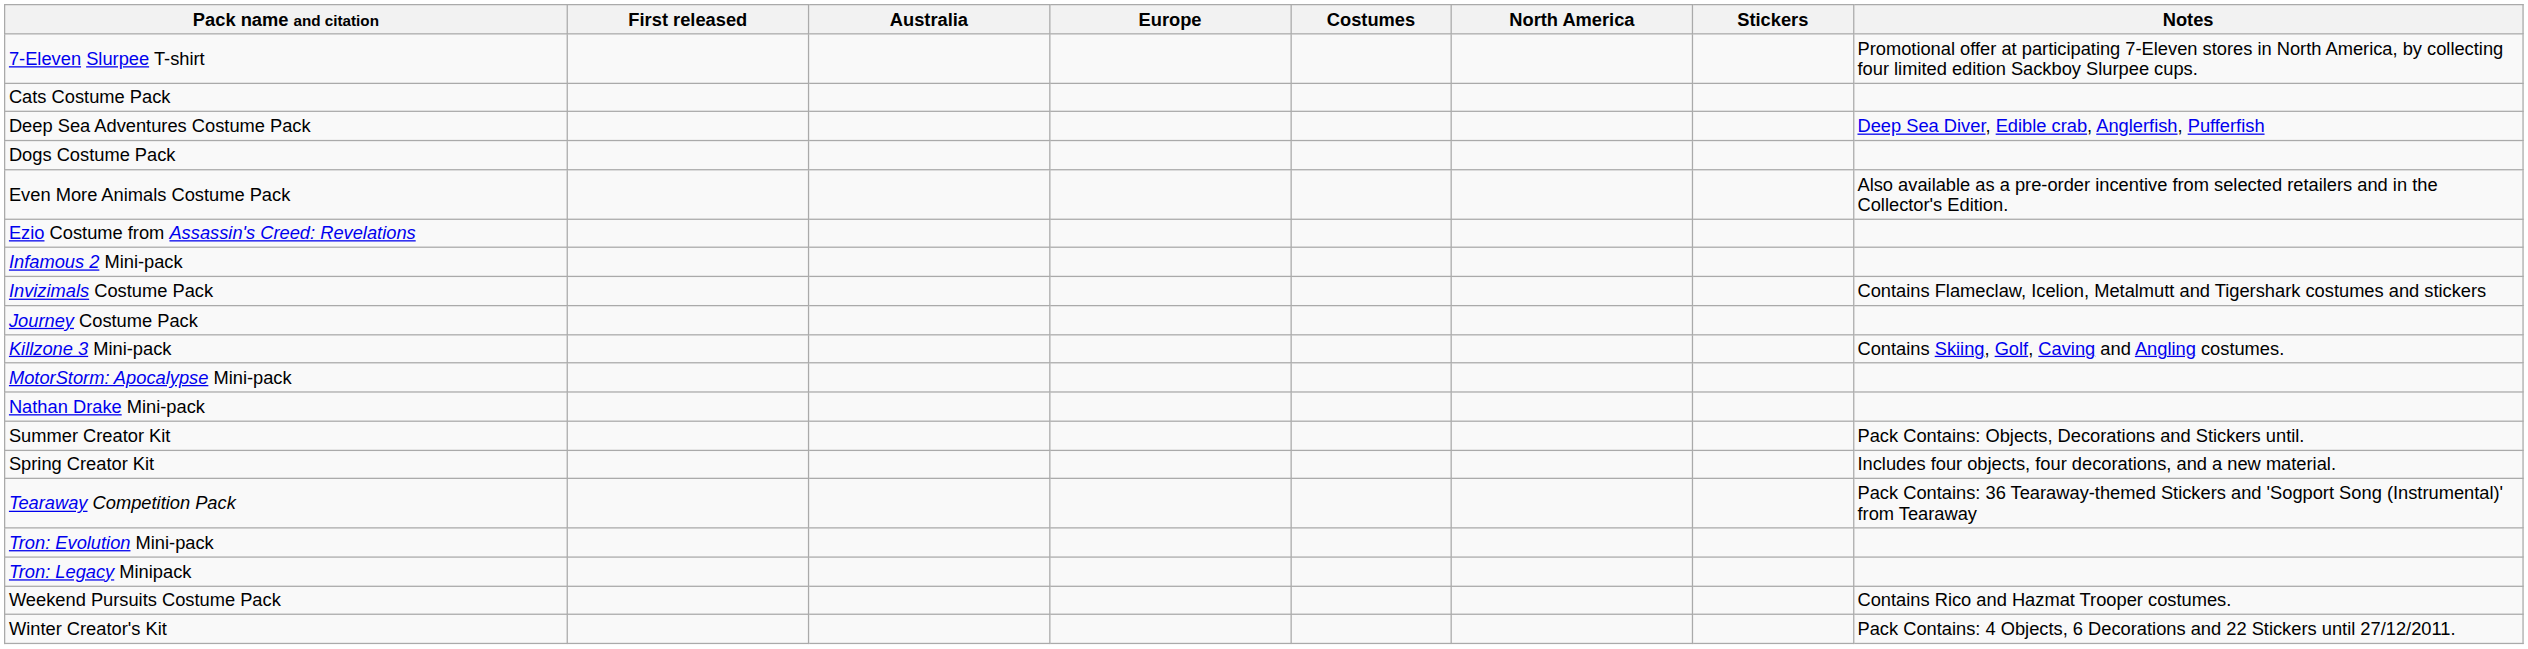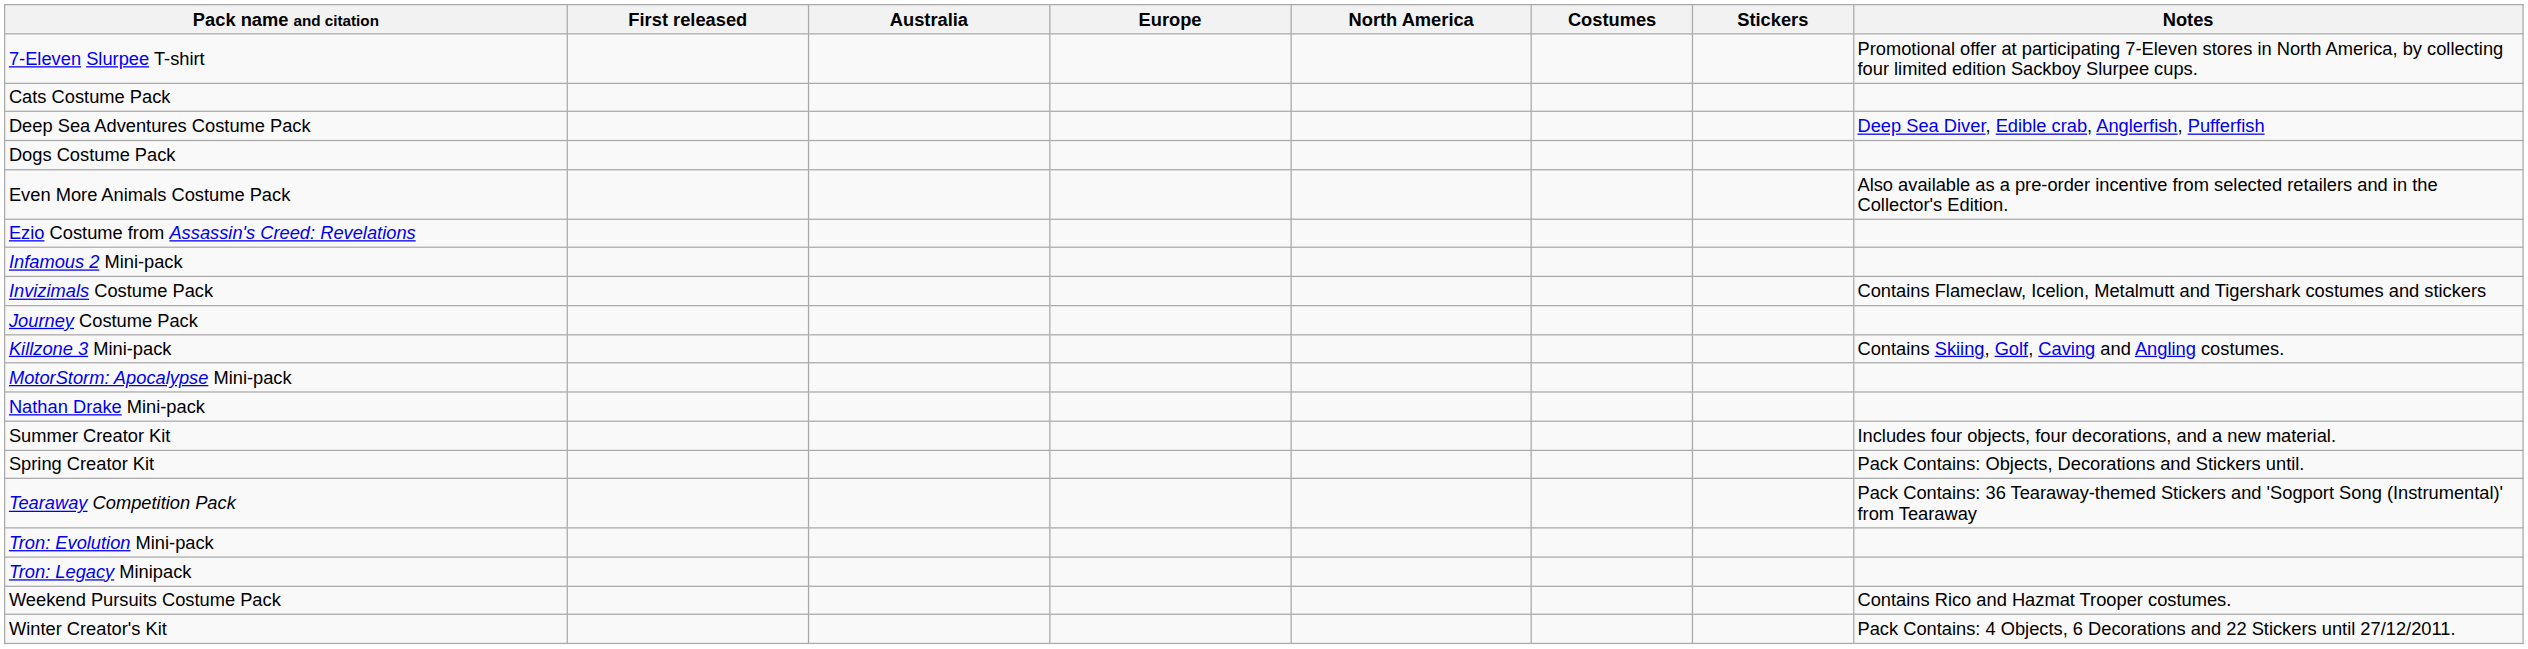columns swapped: (1572, 19) <-> (1371, 19)
(2081, 436) Pack Contains: Objects, Decorations and Stickers until. -> (2097, 436) Includes four objects, four decorations, and a new material.
(2097, 465) Includes four objects, four decorations, and a new material. -> (2081, 465) Pack Contains: Objects, Decorations and Stickers until.
